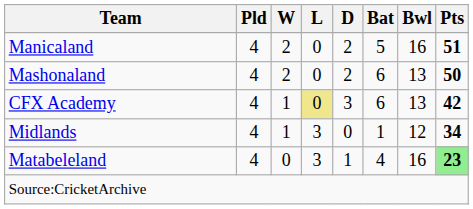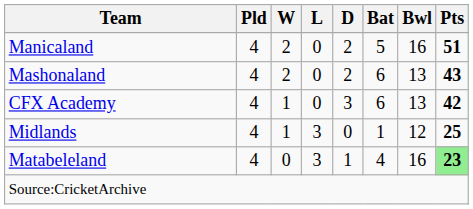(452, 75) 50 -> (452, 75) 43
(317, 103) khaki background -> (317, 103) no background
(452, 132) 34 -> (452, 132) 25
